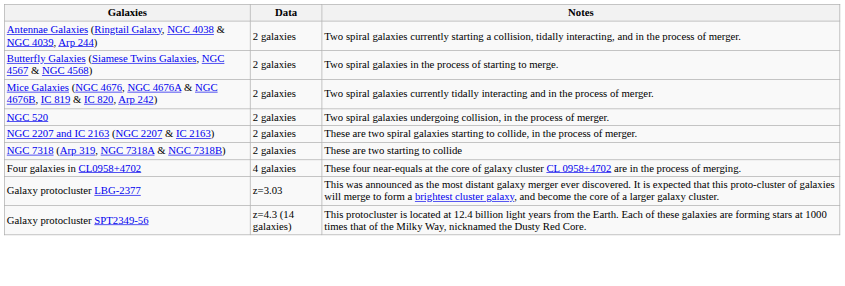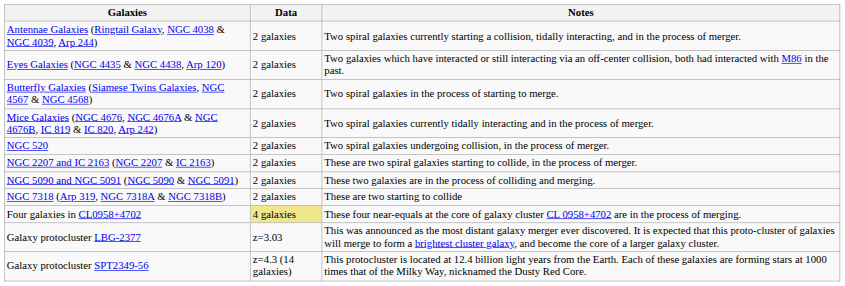+ row: (116, 65)
+ row: (122, 180)
(274, 168) no background -> (274, 214) khaki background
